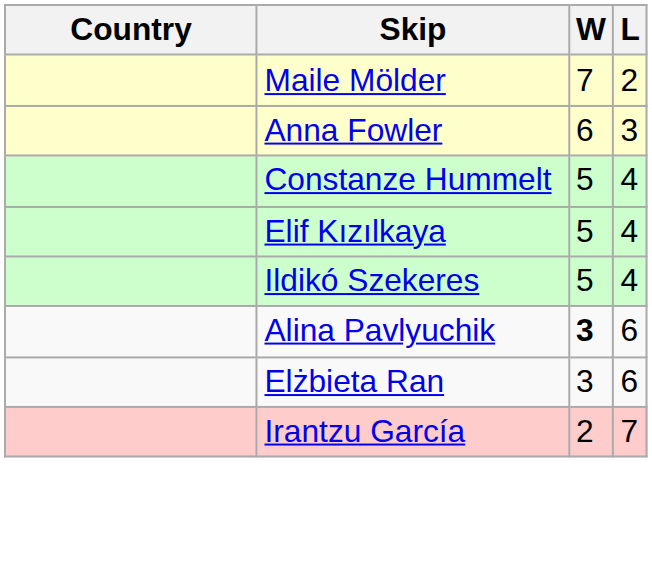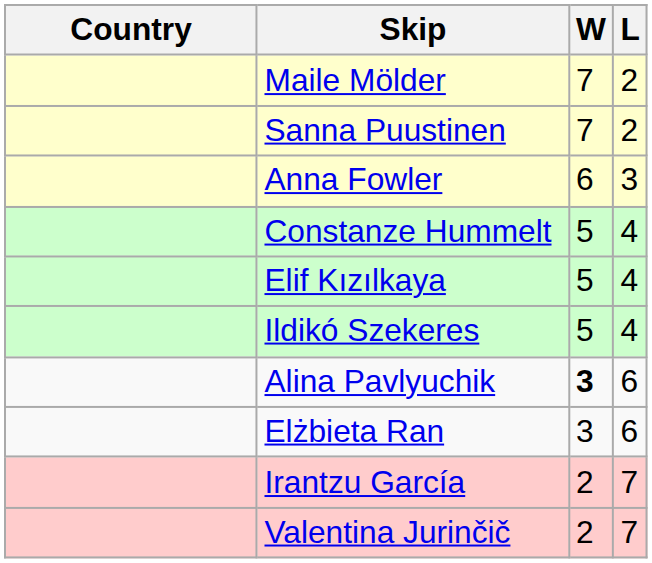+ row: (385, 130)
+ row: (387, 532)
